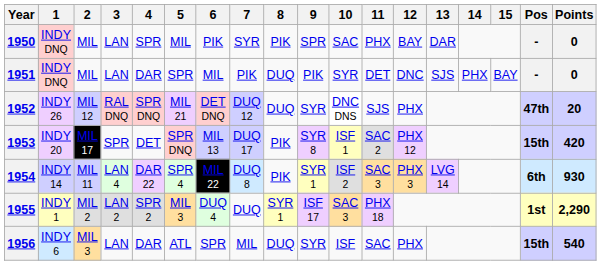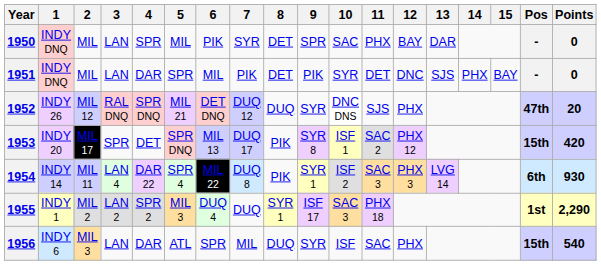(281, 41) PIK -> (281, 41) DET
(281, 75) DUQ -> (281, 75) DET
